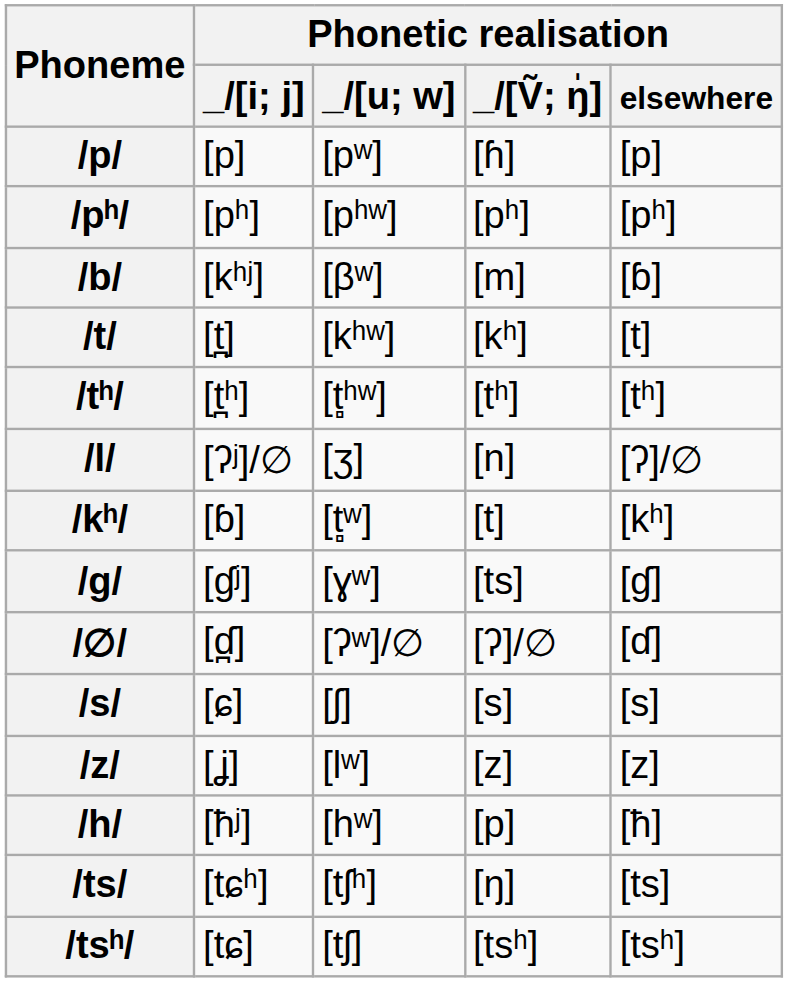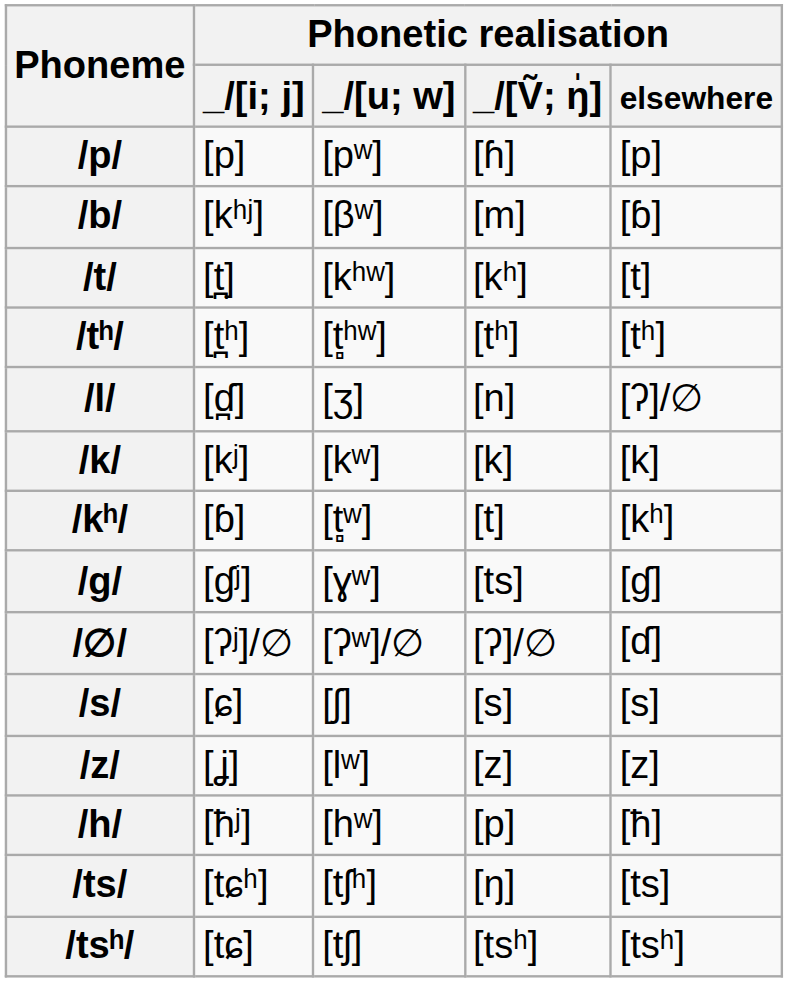- row: (100, 215)
(248, 459) [ʔʲ]/∅ -> (224, 398) [ɗ̪]
+ row: (100, 459)
(224, 642) [ɗ̪] -> (248, 643) [ʔʲ]/∅
